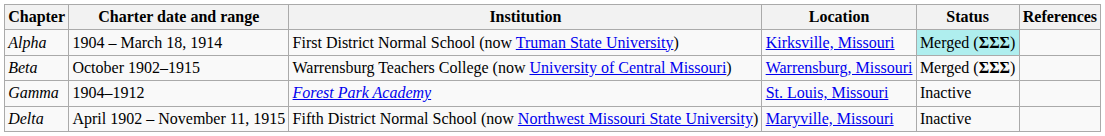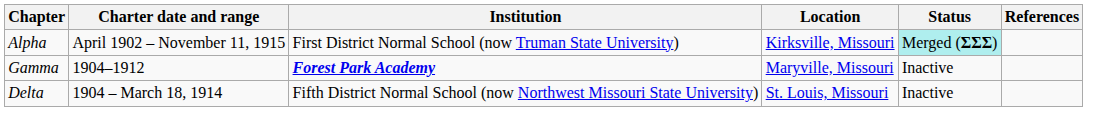(147, 42) 1904 – March 18, 1914 -> (179, 42) April 1902 – November 11, 1915
- row: (23, 67)
(362, 93) normal -> (364, 67) bold
(827, 93) St. Louis, Missouri -> (830, 67) Maryville, Missouri
(179, 118) April 1902 – November 11, 1915 -> (147, 93) 1904 – March 18, 1914
(830, 118) Maryville, Missouri -> (827, 93) St. Louis, Missouri
